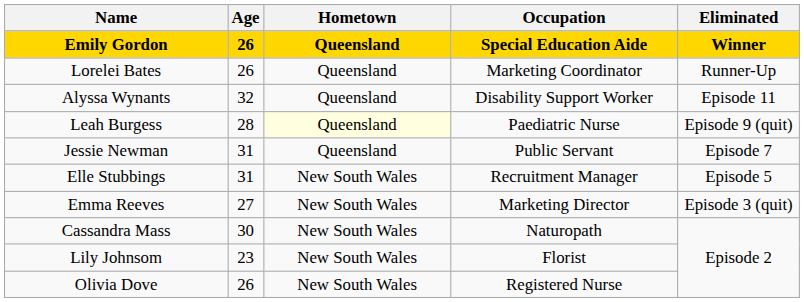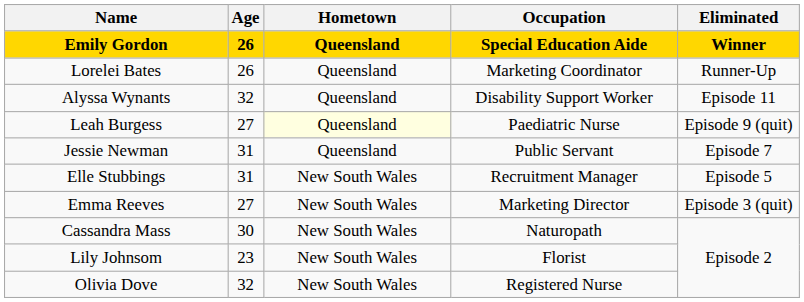(246, 124) 28 -> (246, 124) 27
(246, 284) 26 -> (246, 284) 32
